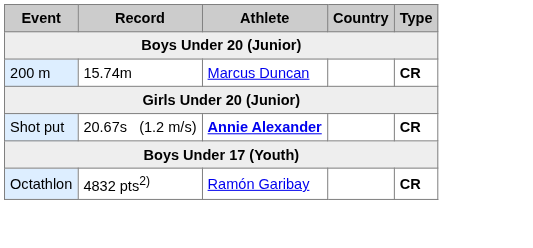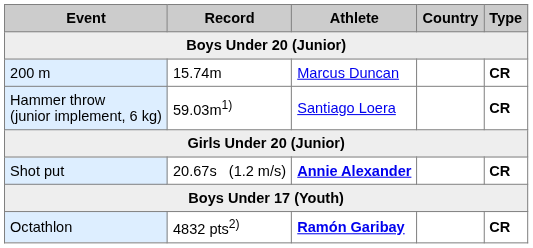+ row: (86, 108)
(259, 184) normal -> (351, 227) bold
